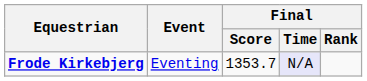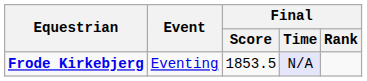(251, 64) 1353.7 -> (251, 64) 1853.5
